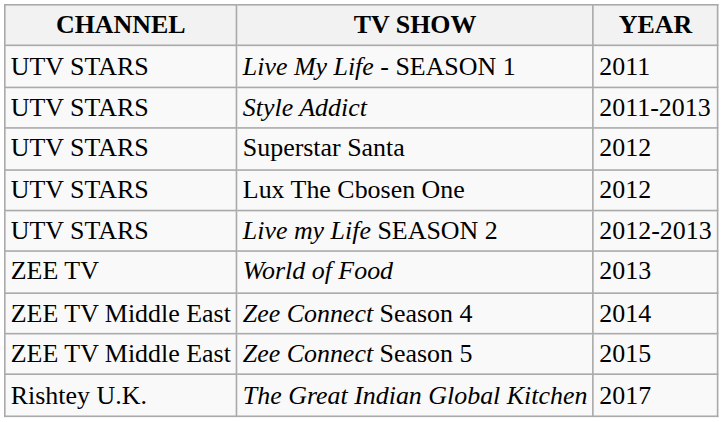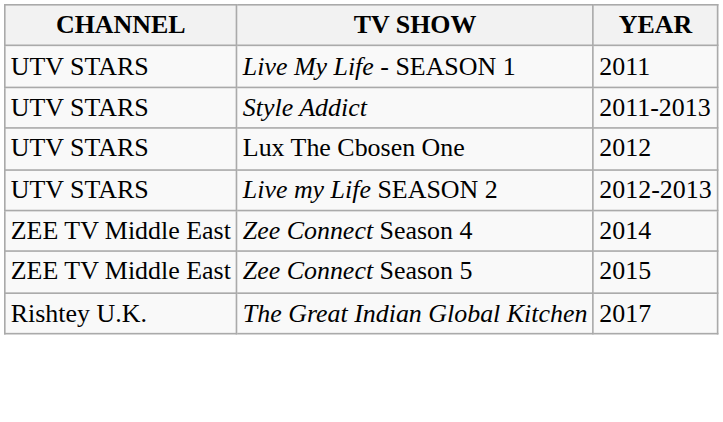- row: (324, 148)
- row: (318, 271)
